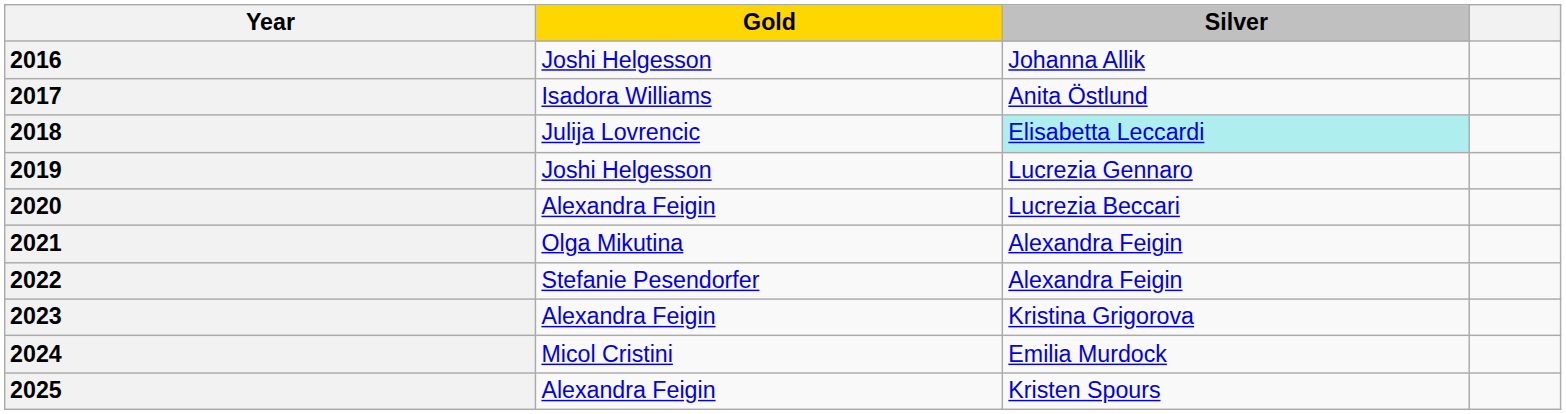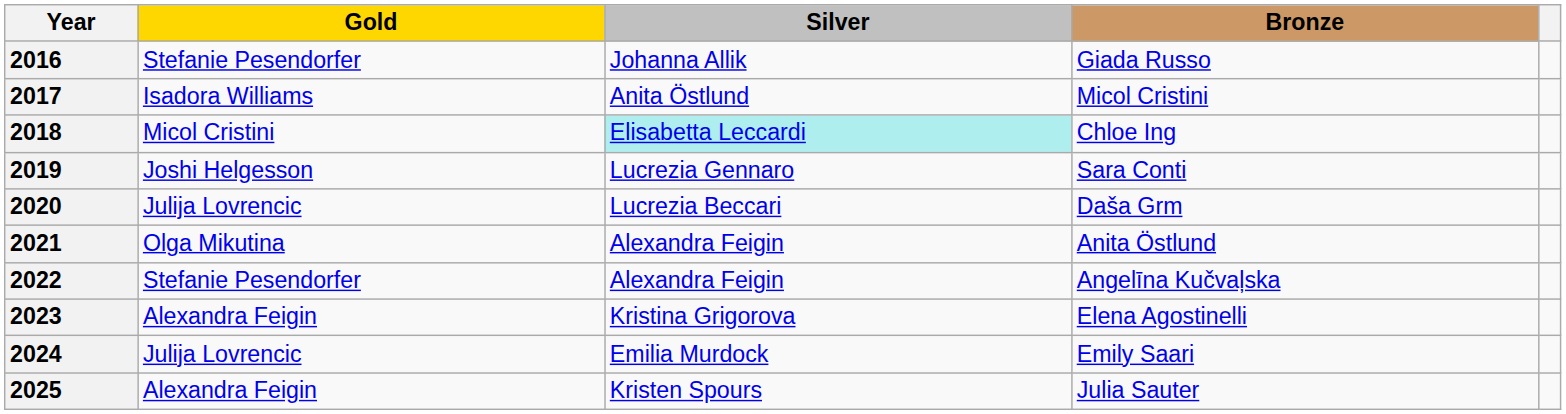+ column: (1305, 22)
(627, 59) Joshi Helgesson -> (252, 59) Stefanie Pesendorfer
(621, 133) Julija Lovrencic -> (209, 133) Micol Cristini
(628, 206) Alexandra Feigin -> (222, 206) Julija Lovrencic
(607, 354) Micol Cristini -> (222, 354) Julija Lovrencic
